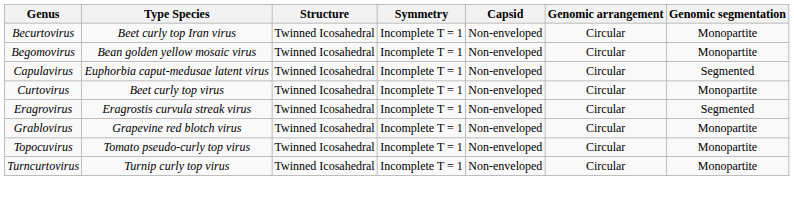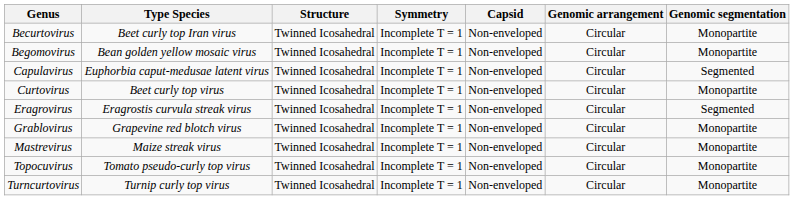+ row: (43, 147)
